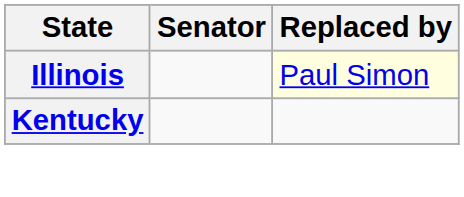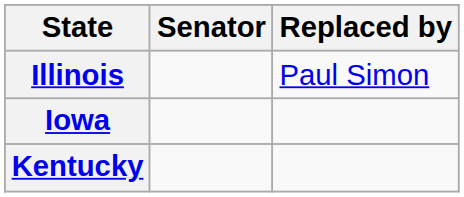(354, 74) lightyellow background -> (354, 74) no background
+ row: (78, 120)
